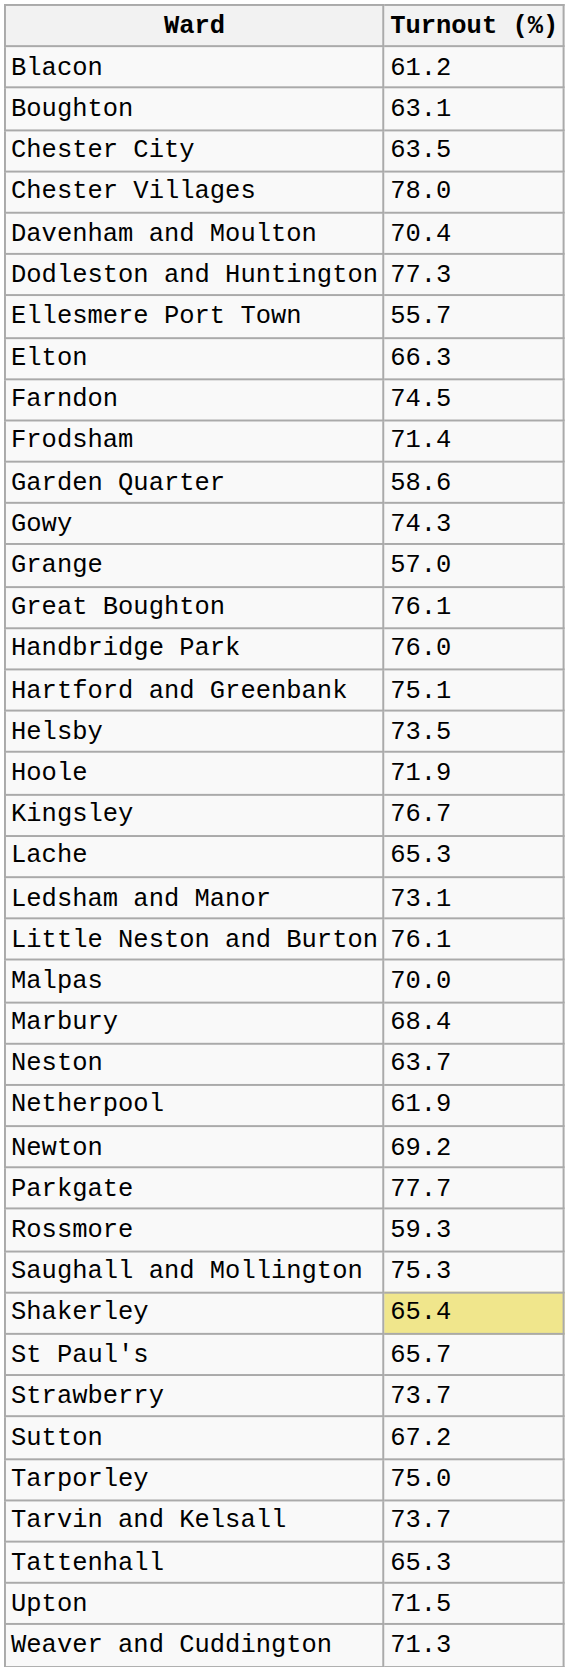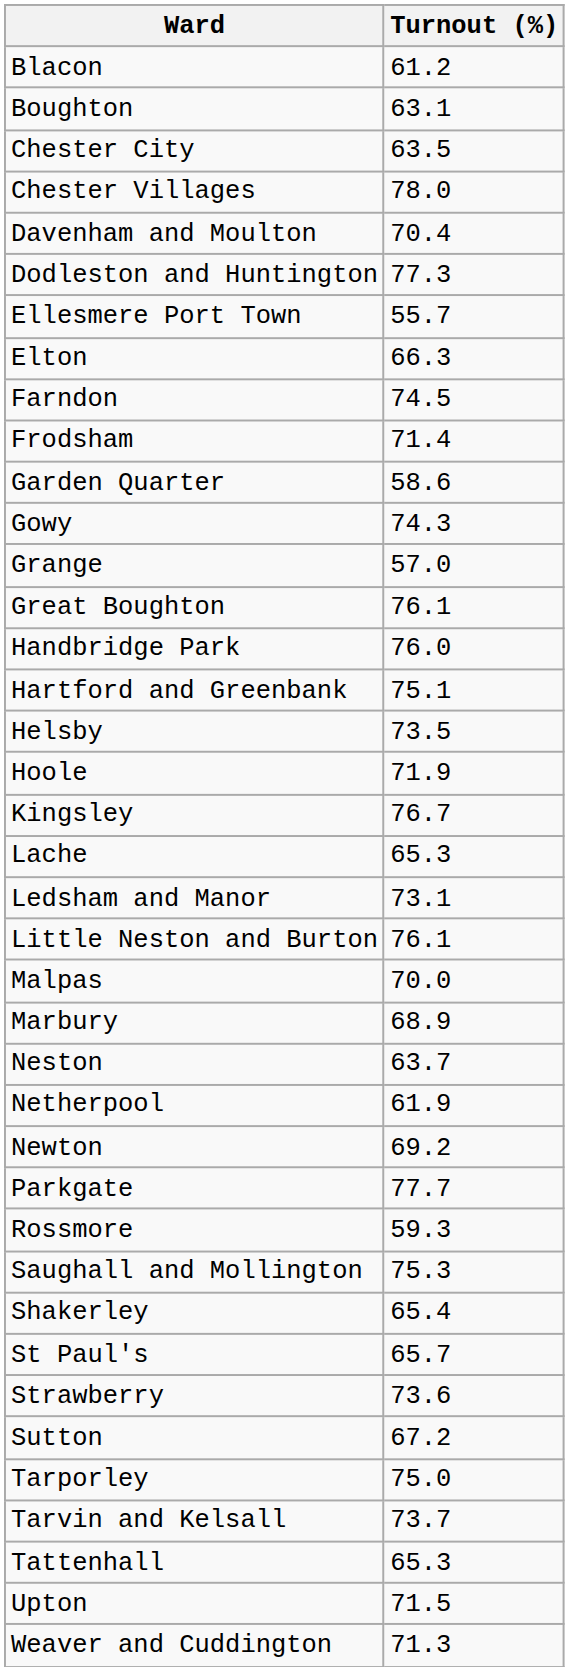(421, 1022) 68.4 -> (421, 1022) 68.9
(421, 1313) khaki background -> (421, 1313) no background
(421, 1396) 73.7 -> (421, 1396) 73.6
